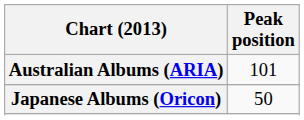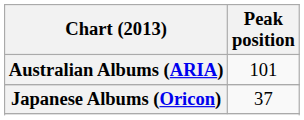(263, 98) 50 -> (263, 98) 37
